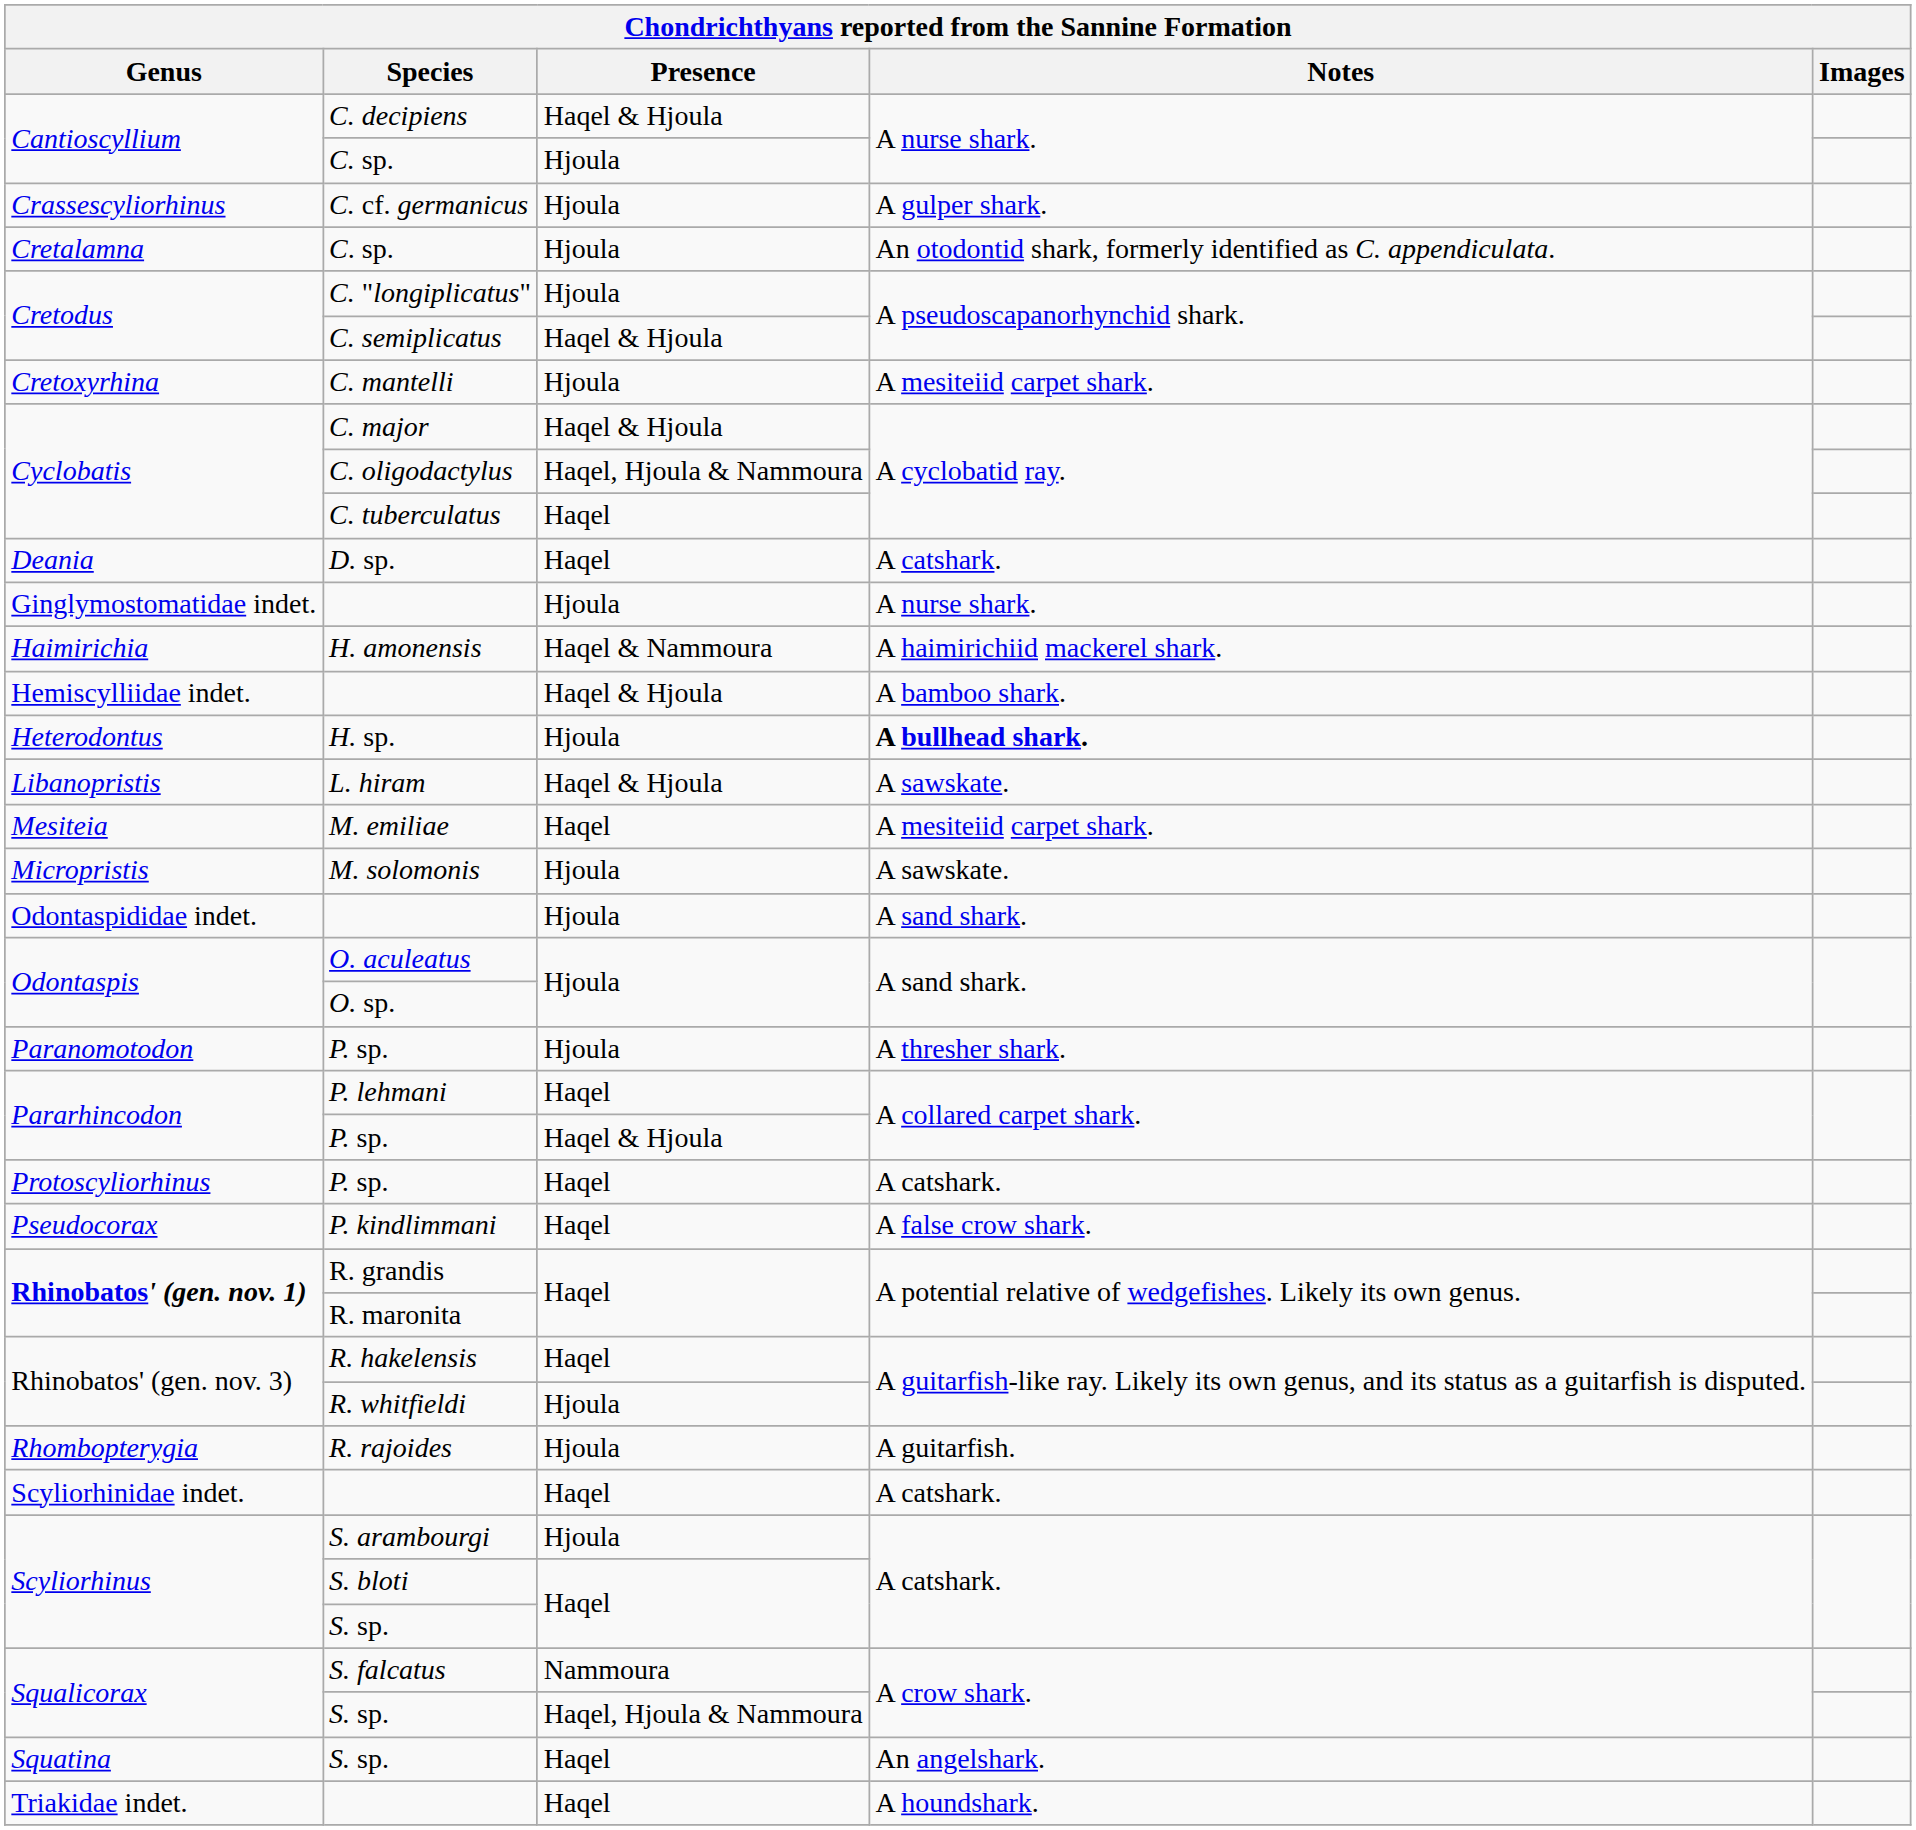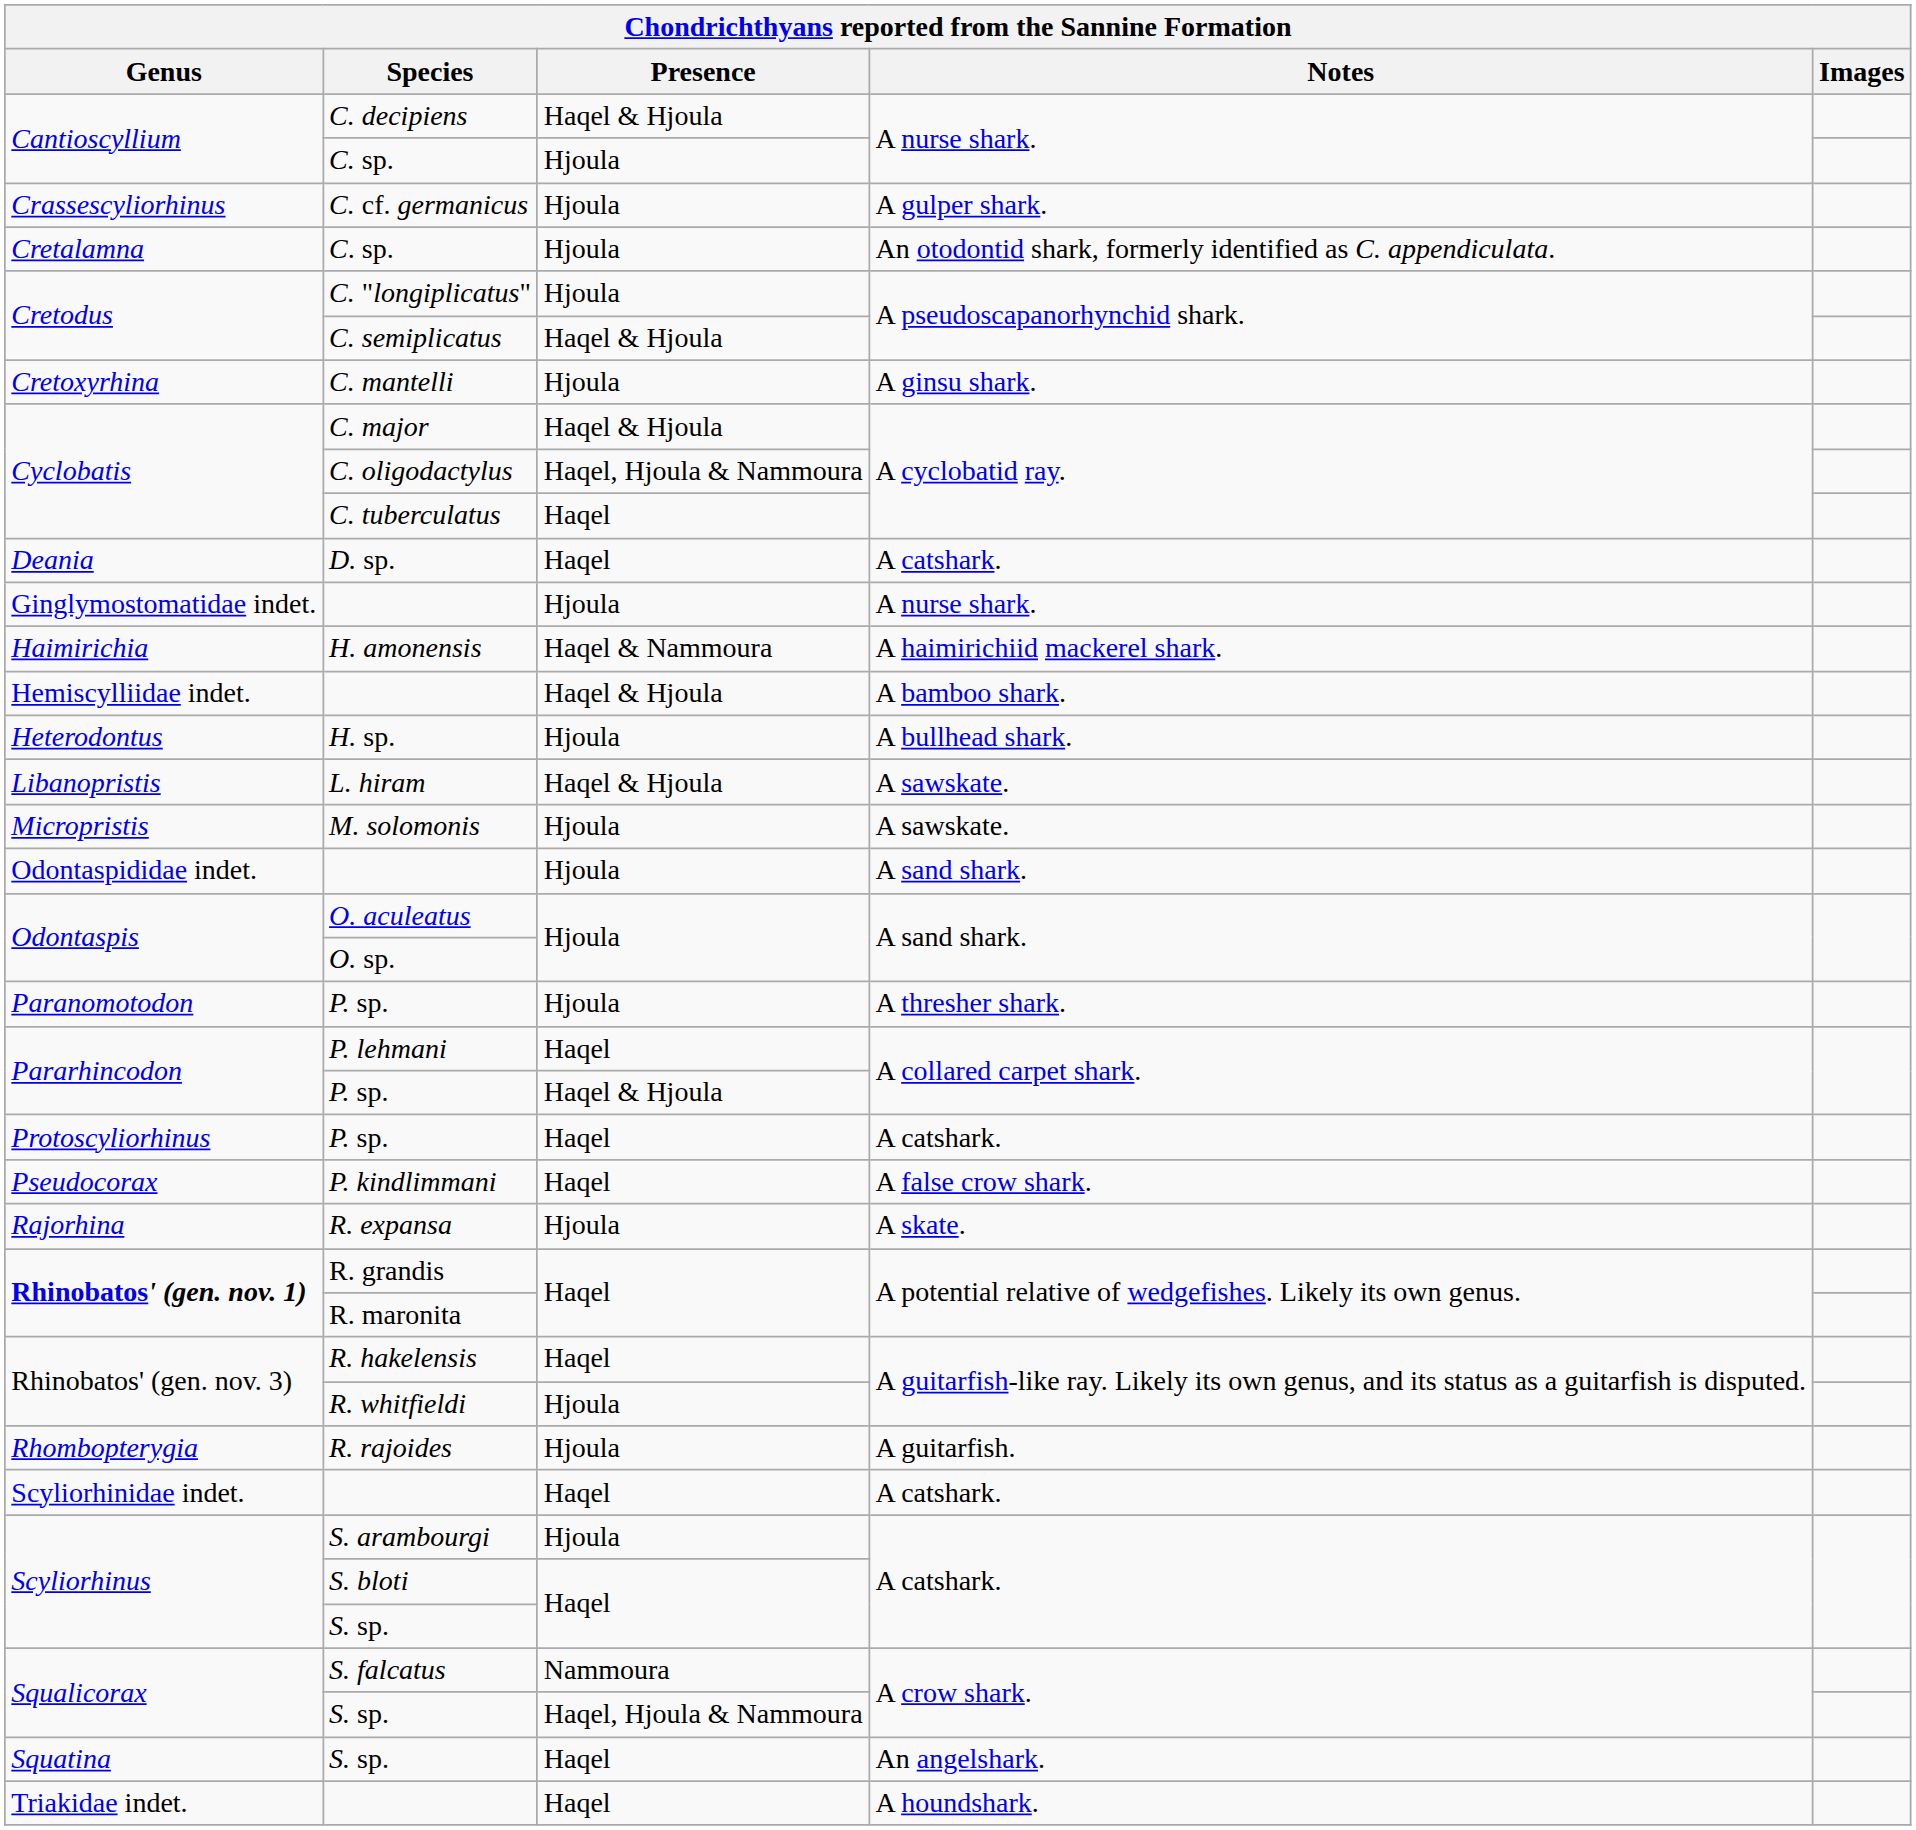(1015, 381) A mesiteiid carpet shark. -> (956, 381) A ginsu shark.
(982, 737) bold -> (974, 737) normal
- row: (60, 826)
+ row: (68, 1225)
